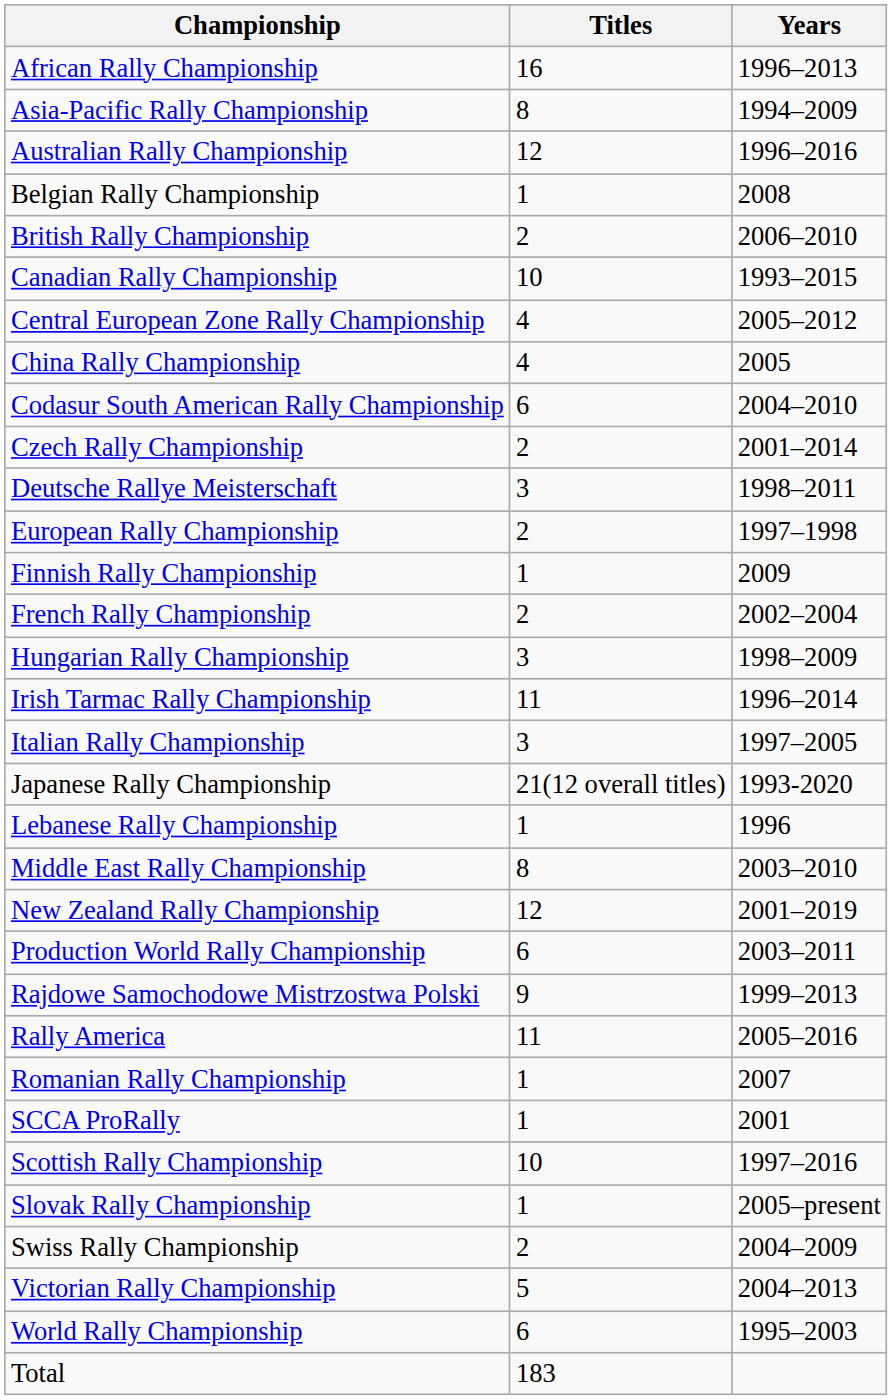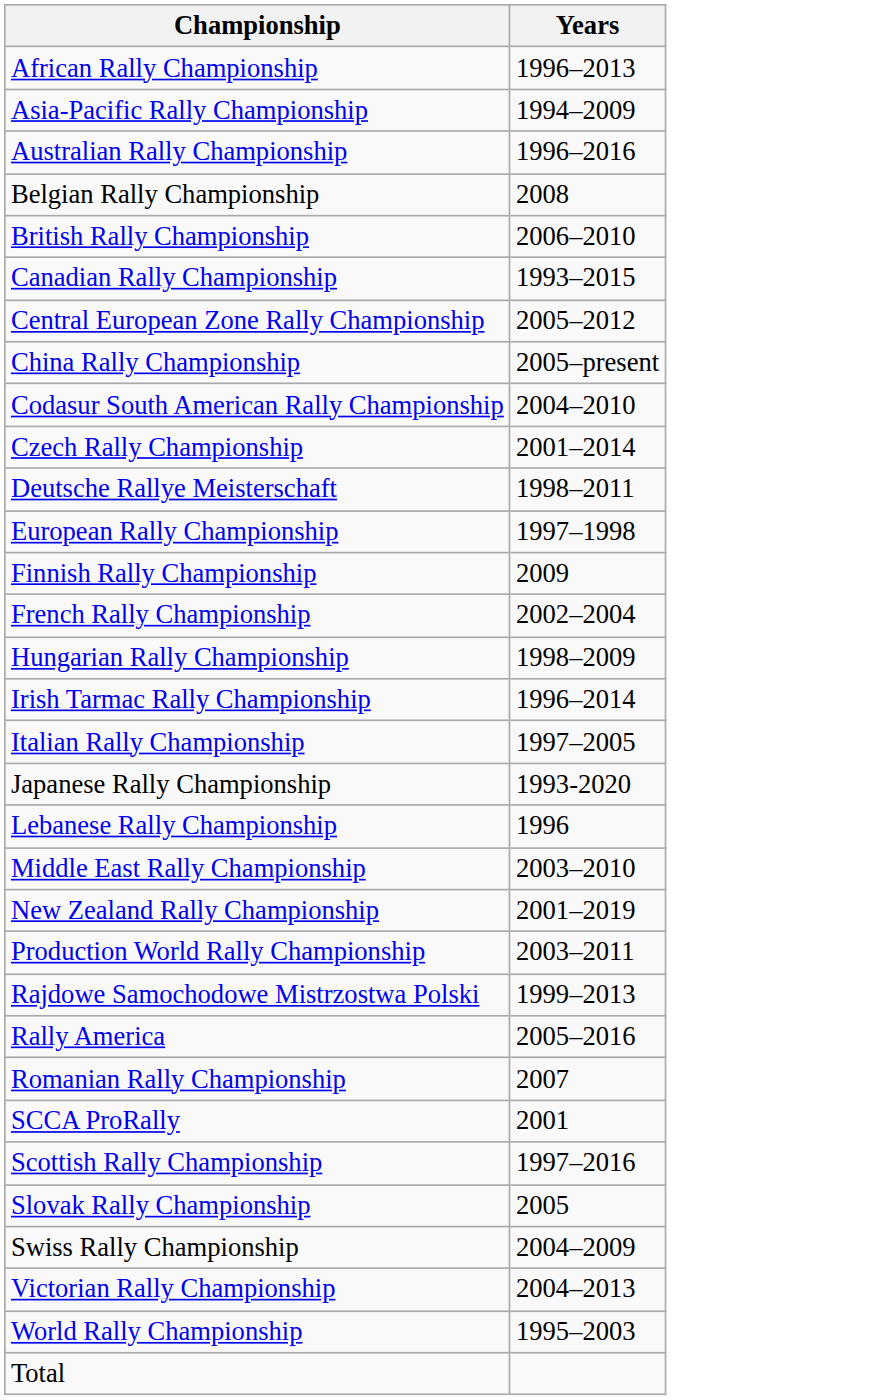- column: (621, 25)
(764, 362) 2005 -> (588, 362) 2005–present
(809, 1204) 2005–present -> (543, 1204) 2005
